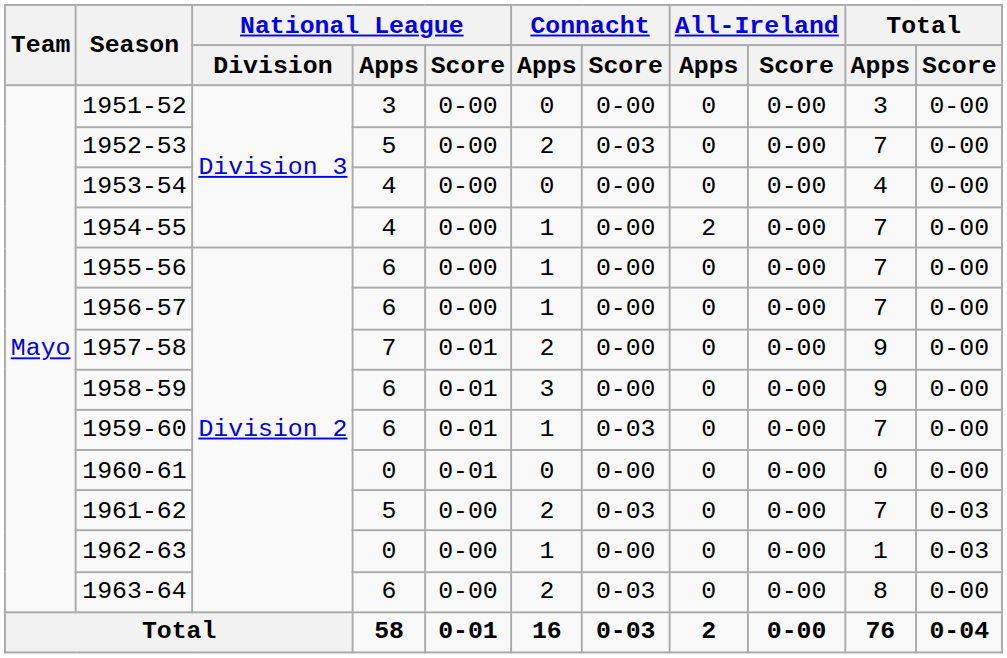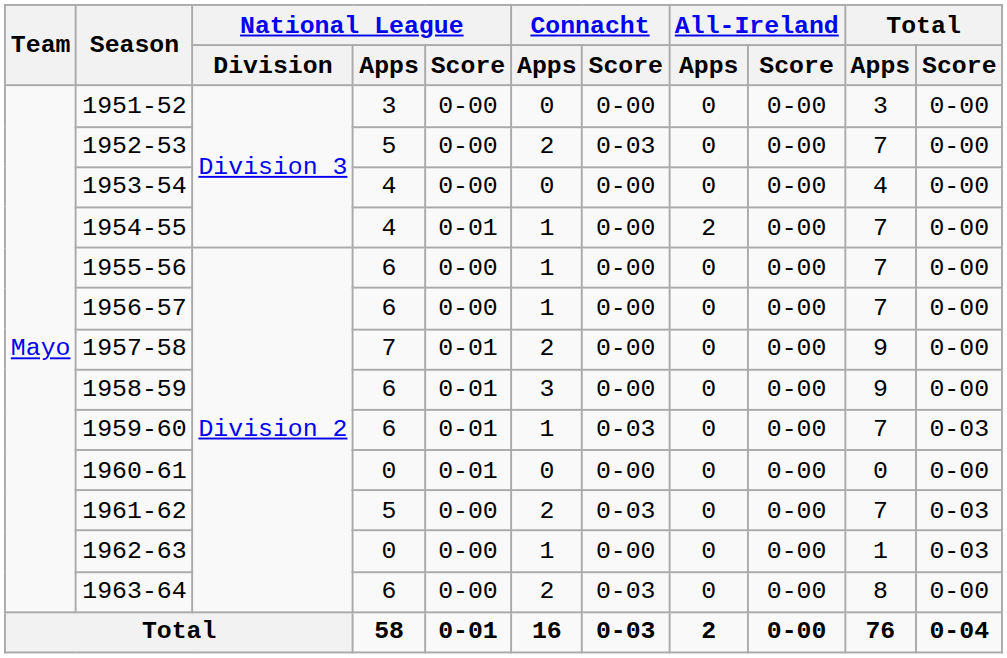(468, 228) 0-00 -> (468, 228) 0-01
(959, 430) 0-00 -> (959, 430) 0-03
